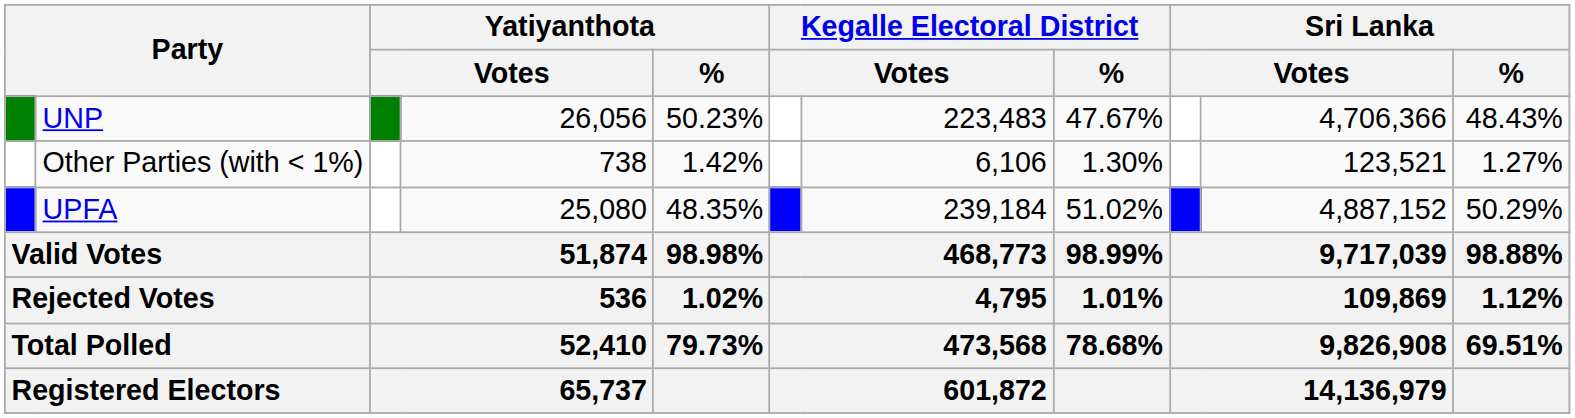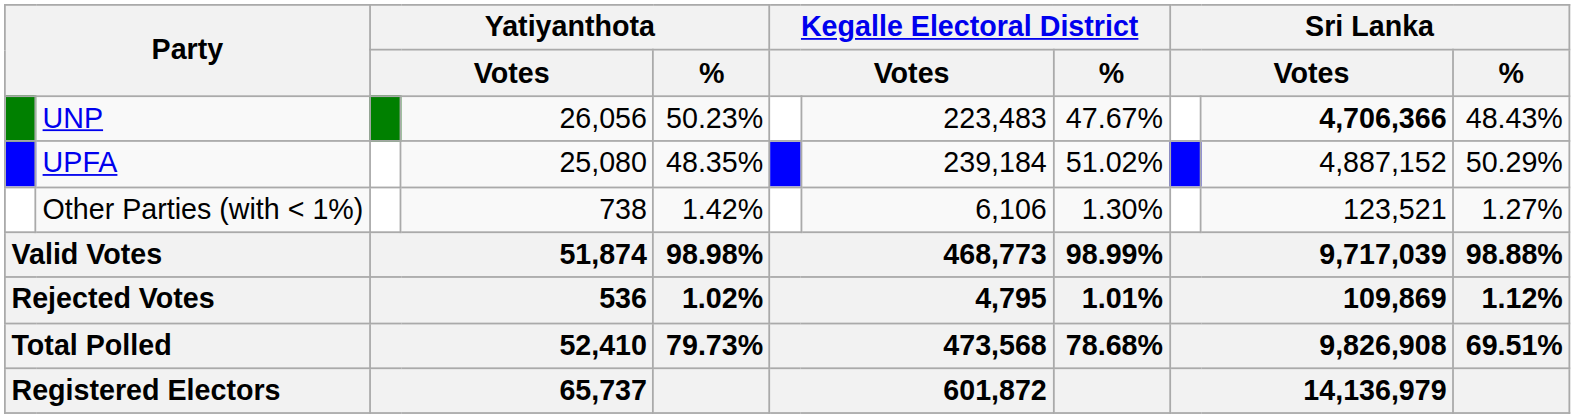(1383, 118) normal -> (1383, 118) bold
rows swapped: (80, 208) <-> (203, 163)
